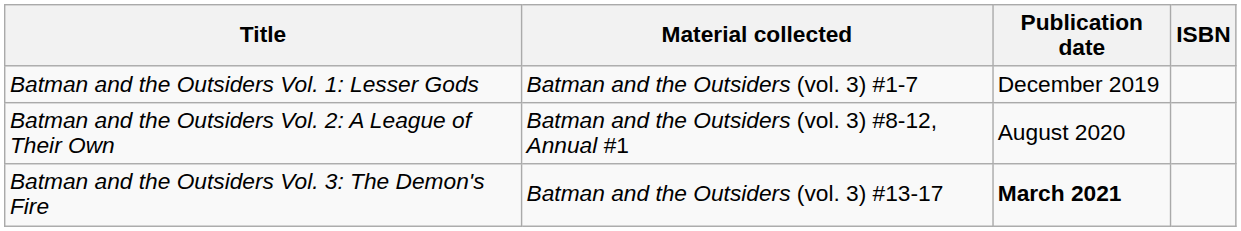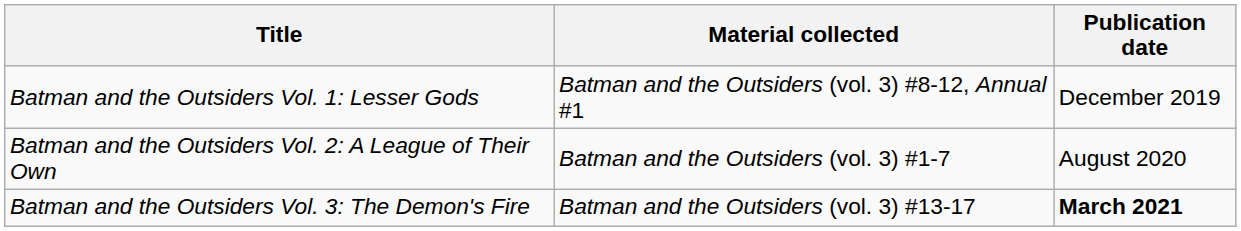- column: (1203, 35)
(722, 84) Batman and the Outsiders (vol. 3) #1-7 -> (803, 96) Batman and the Outsiders (vol. 3) #8-12, Annual #1
(732, 132) Batman and the Outsiders (vol. 3) #8-12, Annual #1 -> (755, 158) Batman and the Outsiders (vol. 3) #1-7
